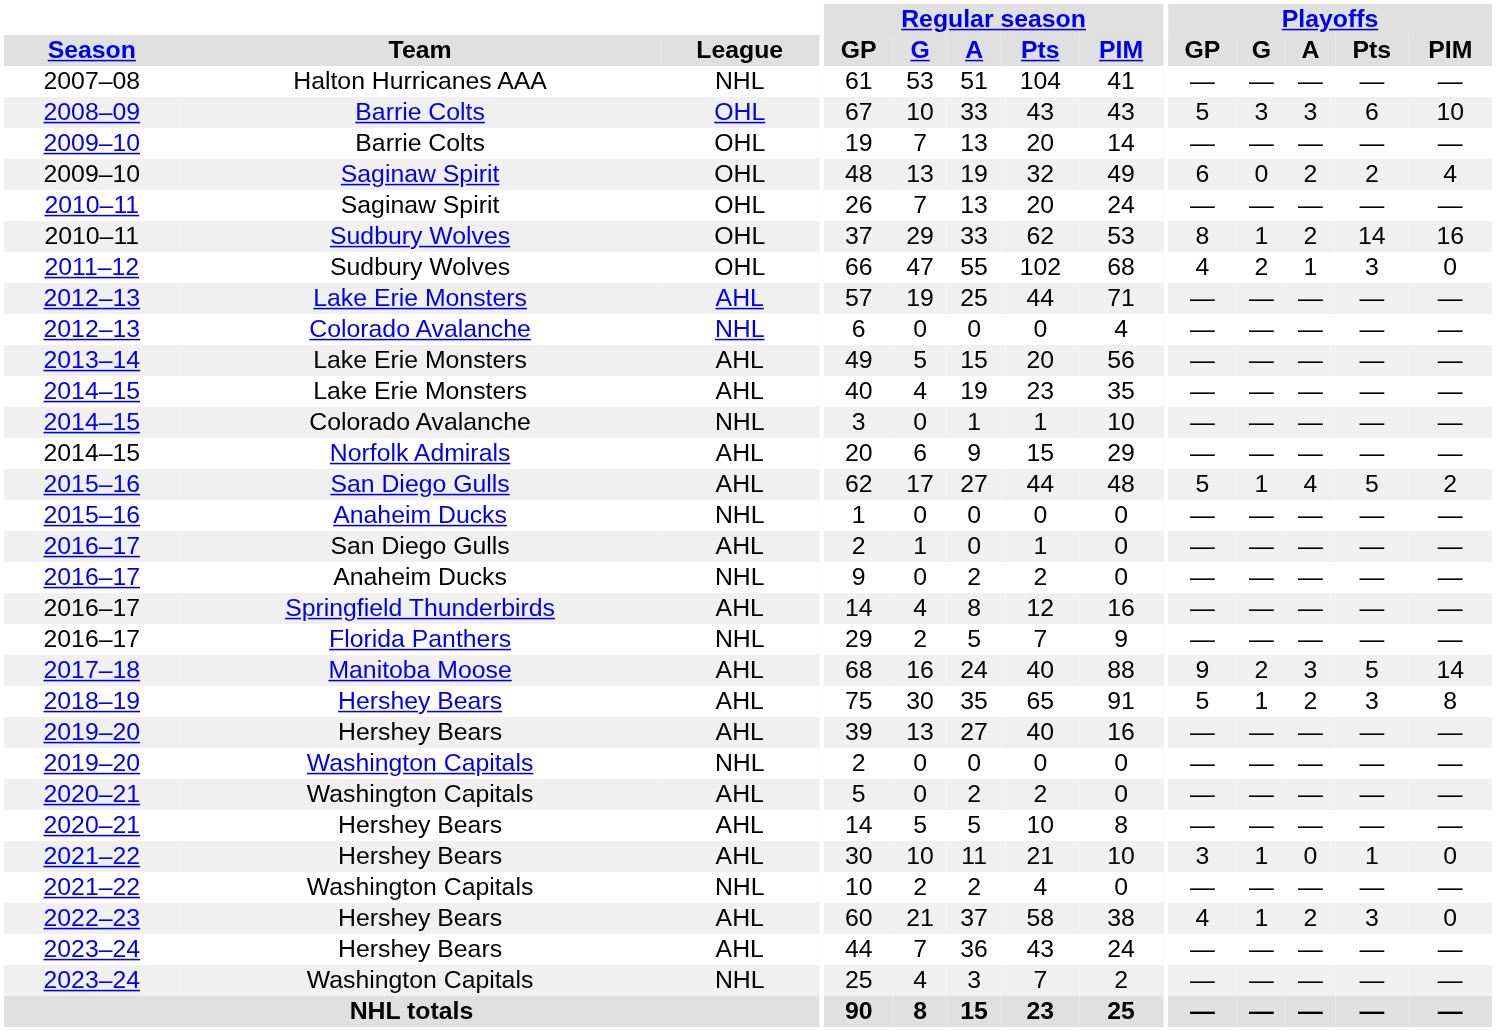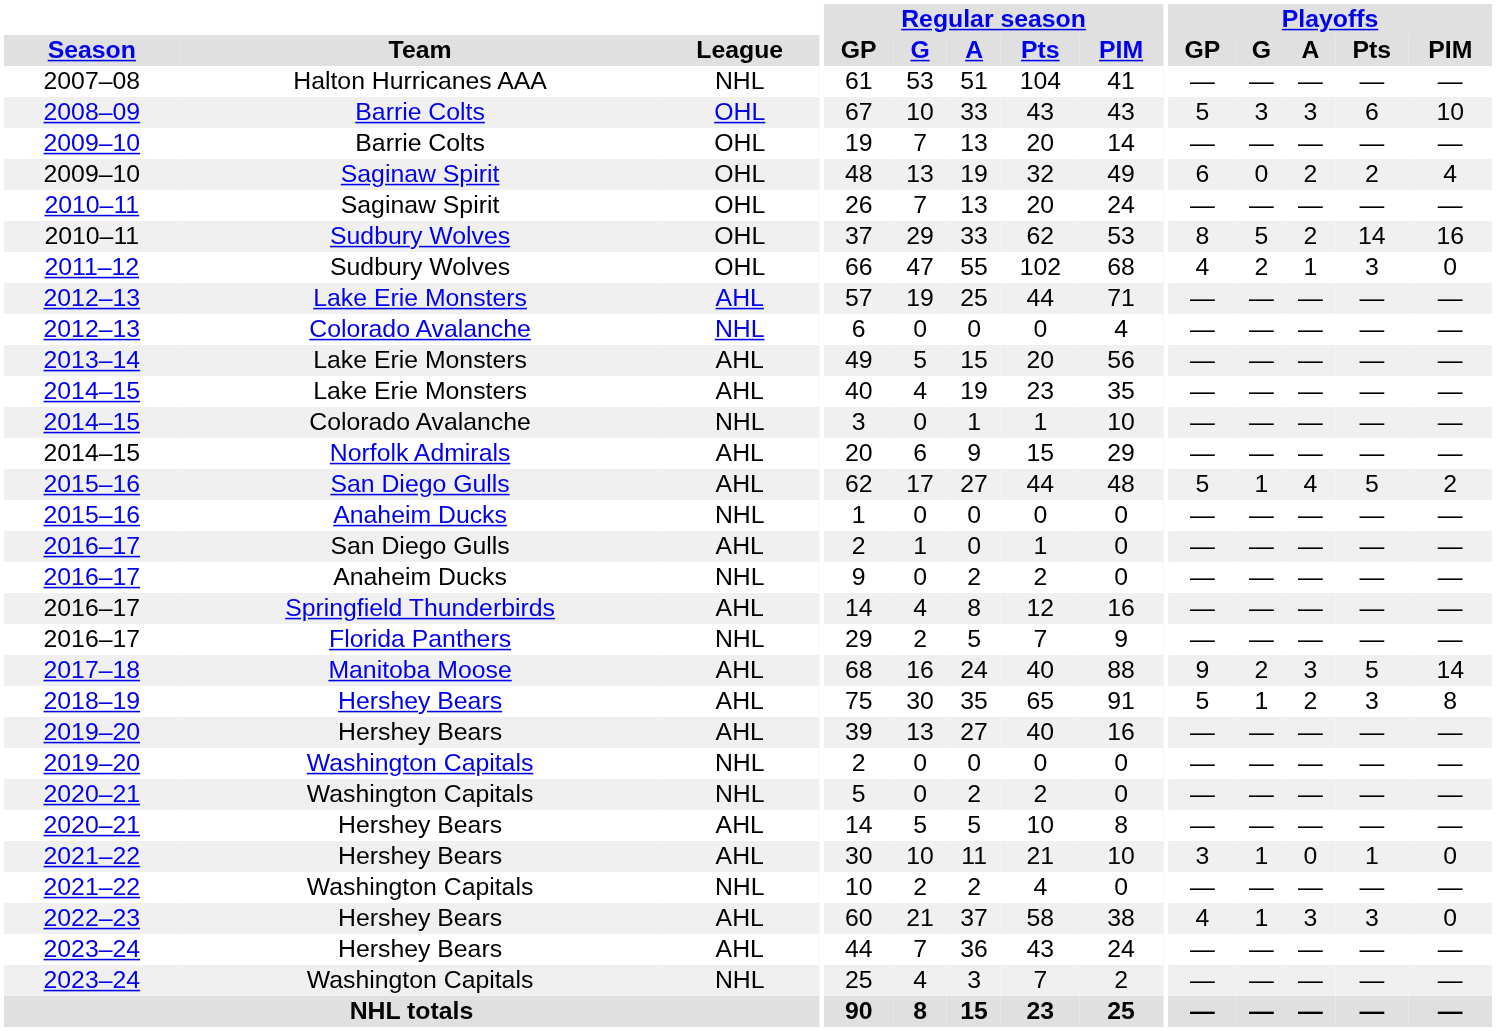(1261, 236) 1 -> (1261, 236) 5
(740, 794) AHL -> (740, 794) NHL
(1311, 918) 2 -> (1311, 918) 3
